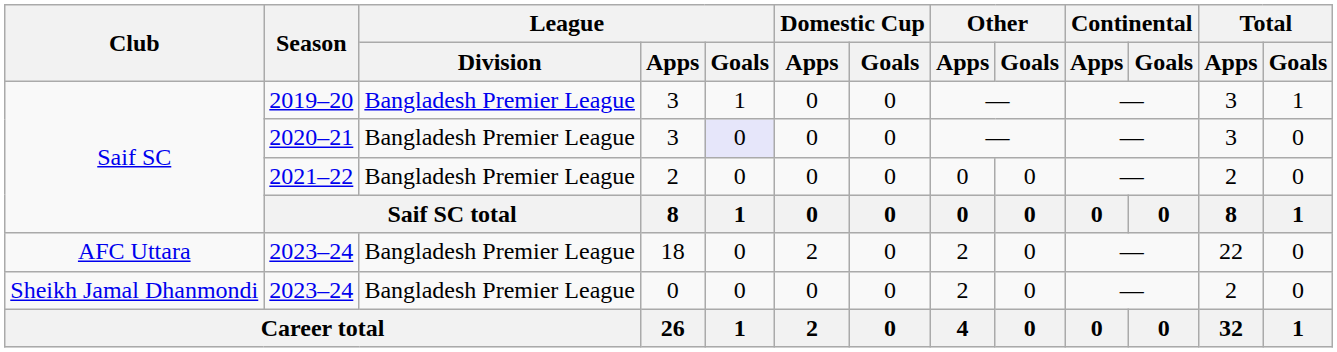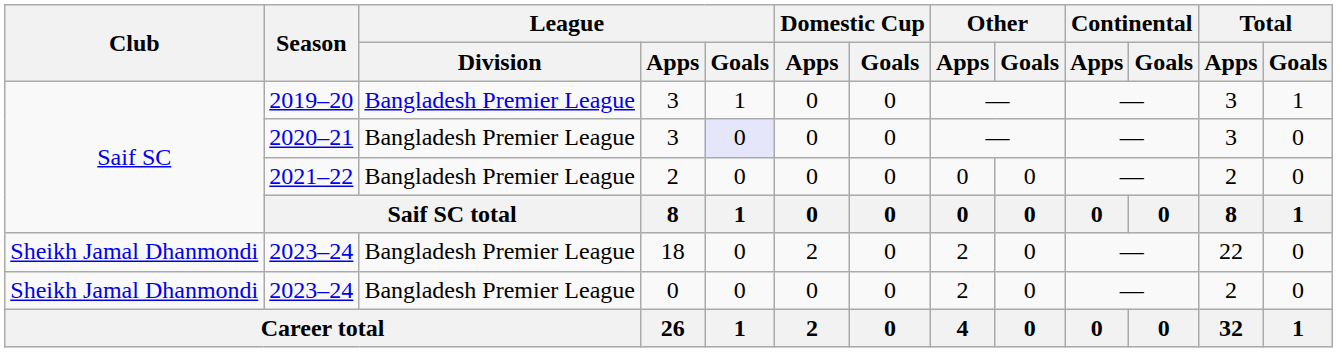(134, 251) AFC Uttara -> (134, 251) Sheikh Jamal Dhanmondi
